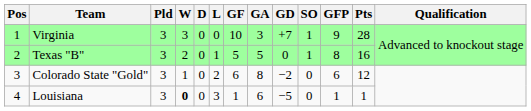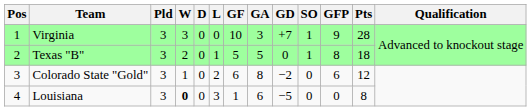(364, 55) 16 -> (364, 55) 18
(336, 95) 1 -> (336, 95) 0
(364, 95) 1 -> (364, 95) 8
